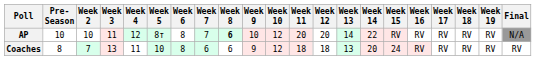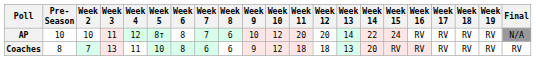(230, 34) bold -> (230, 34) normal
(396, 34) RV -> (396, 34) 24
(396, 48) 24 -> (396, 48) RV
